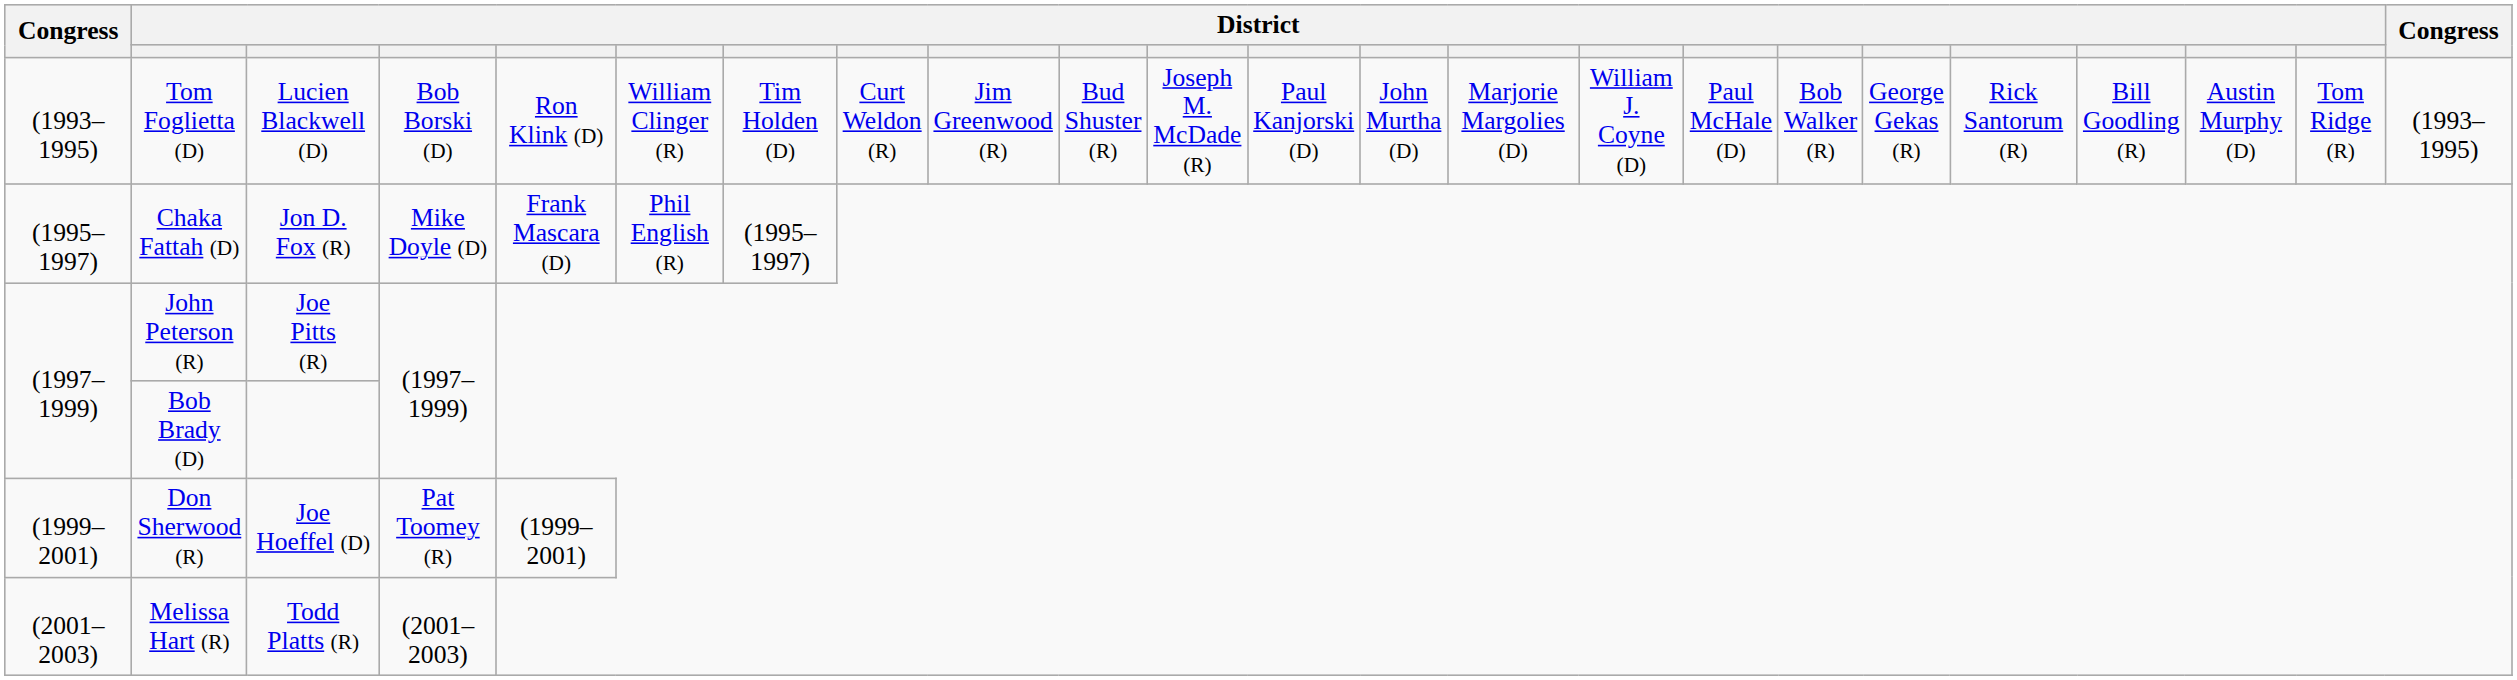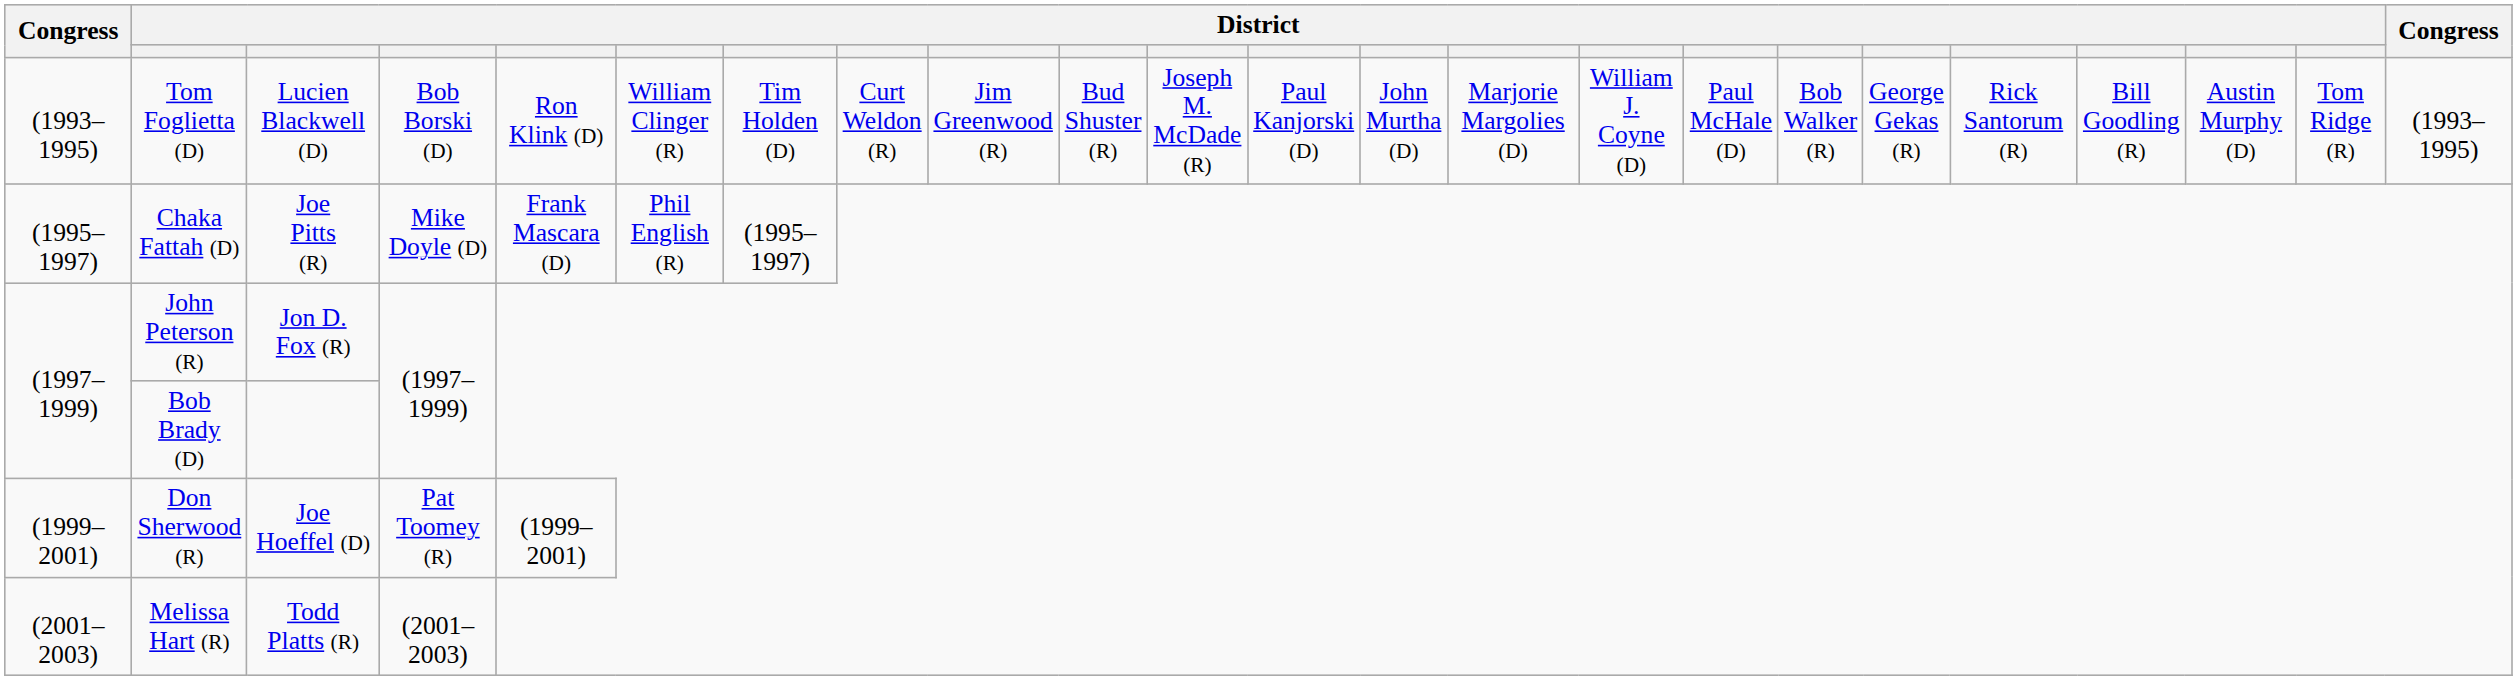(313, 232) Jon D. Fox (R) -> (313, 232) Joe Pitts (R)
(313, 331) Joe Pitts (R) -> (313, 331) Jon D. Fox (R)
